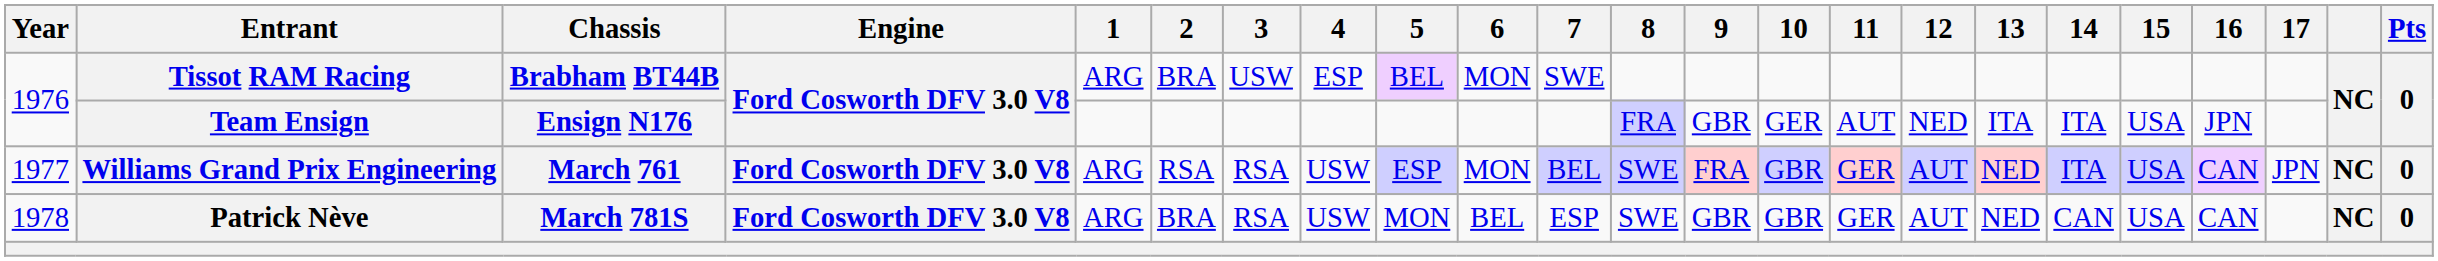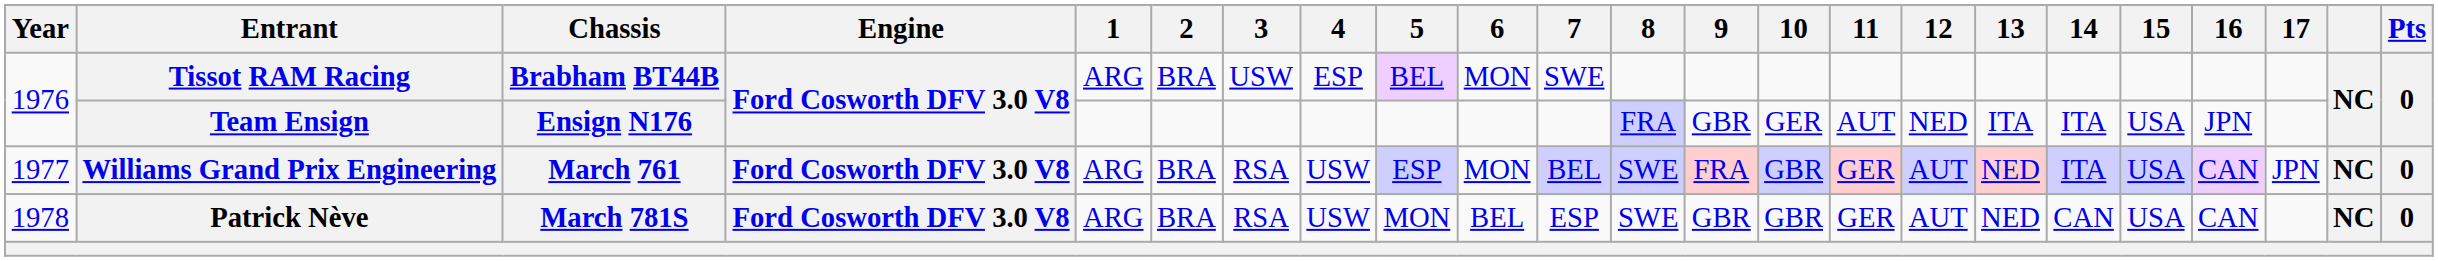(1186, 170) RSA -> (1186, 170) BRA
